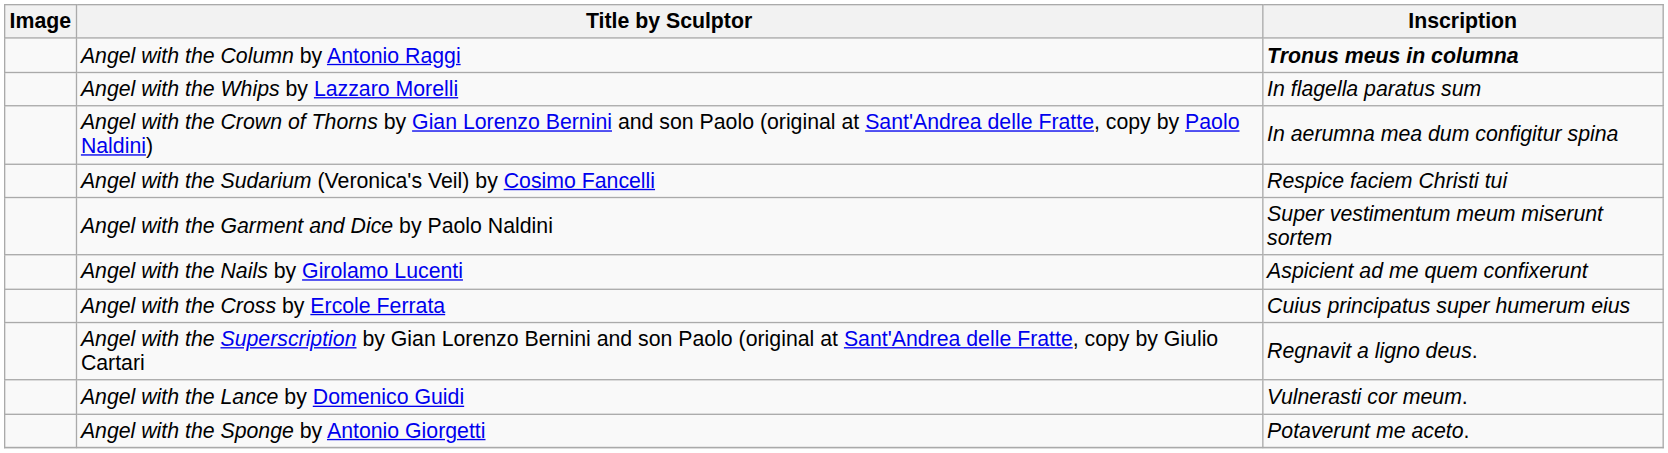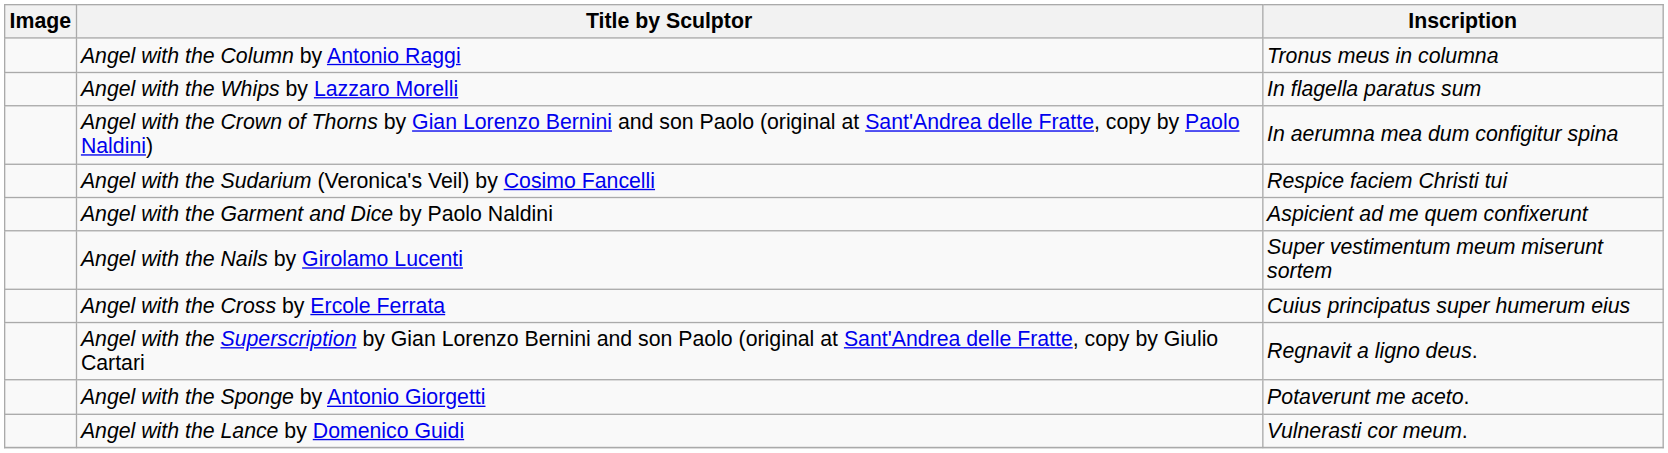(1393, 55) bold -> (1383, 55) normal
(1435, 226) Super vestimentum meum miserunt sortem -> (1427, 214) Aspicient ad me quem confixerunt
(1427, 271) Aspicient ad me quem confixerunt -> (1435, 259) Super vestimentum meum miserunt sortem
rows swapped: (283, 430) <-> (273, 396)
